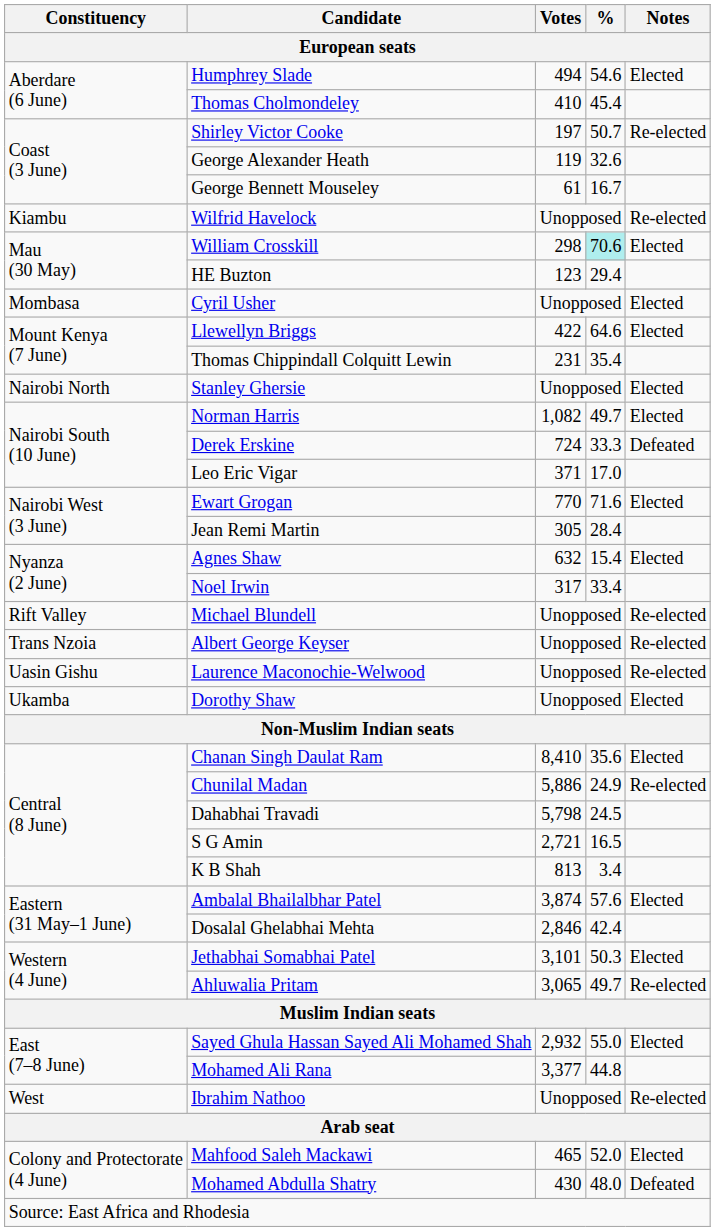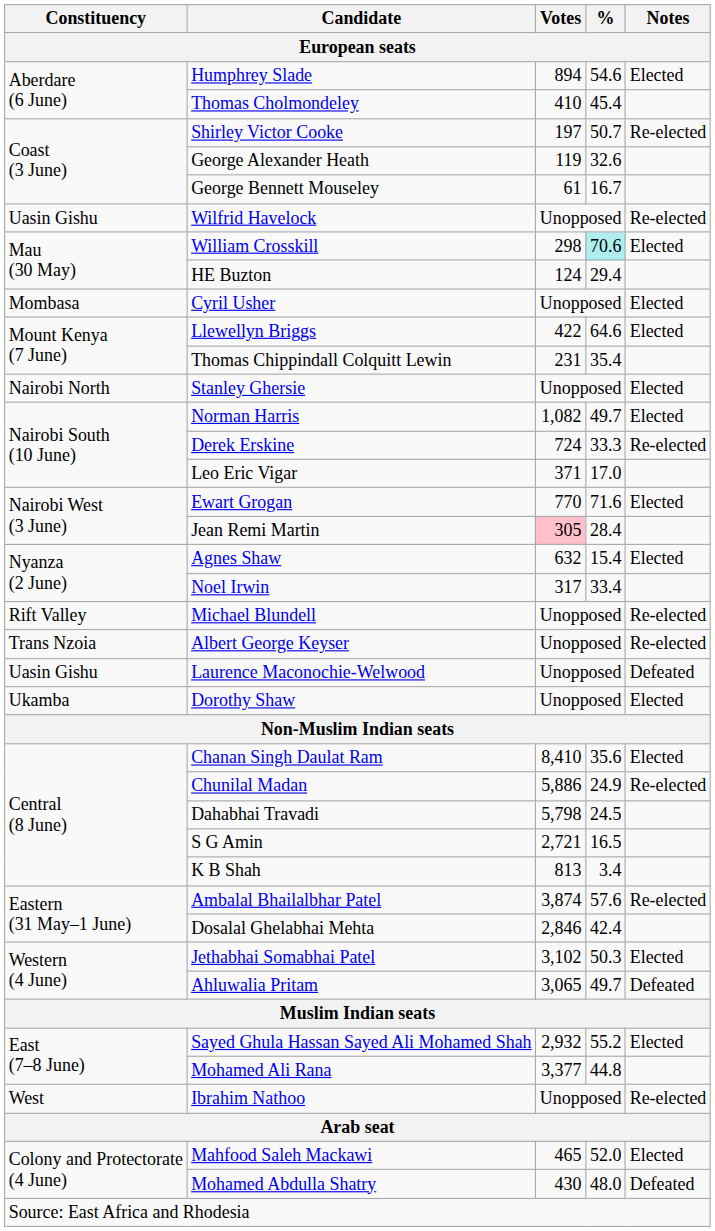(568, 75) 494 -> (568, 75) 894
(38, 217) Kiambu -> (53, 217) Uasin Gishu
(568, 274) 123 -> (568, 274) 124
(662, 445) Defeated -> (668, 445) Re-elected
(568, 530) no background -> (568, 530) pink background
(668, 672) Re-elected -> (662, 672) Defeated
(657, 899) Elected -> (668, 899) Re-elected
(561, 956) 3,101 -> (561, 956) 3,102
(668, 984) Re-elected -> (662, 984) Defeated
(606, 1041) 55.0 -> (606, 1041) 55.2
